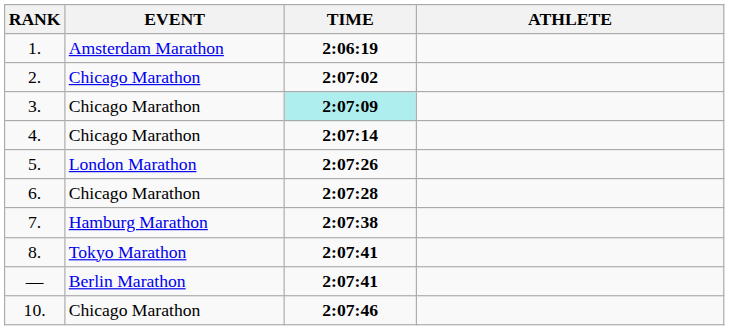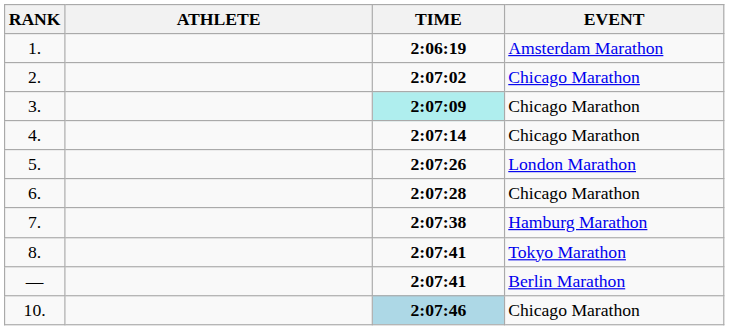columns swapped: (570, 19) <-> (175, 19)
(350, 309) no background -> (438, 309) lightblue background
